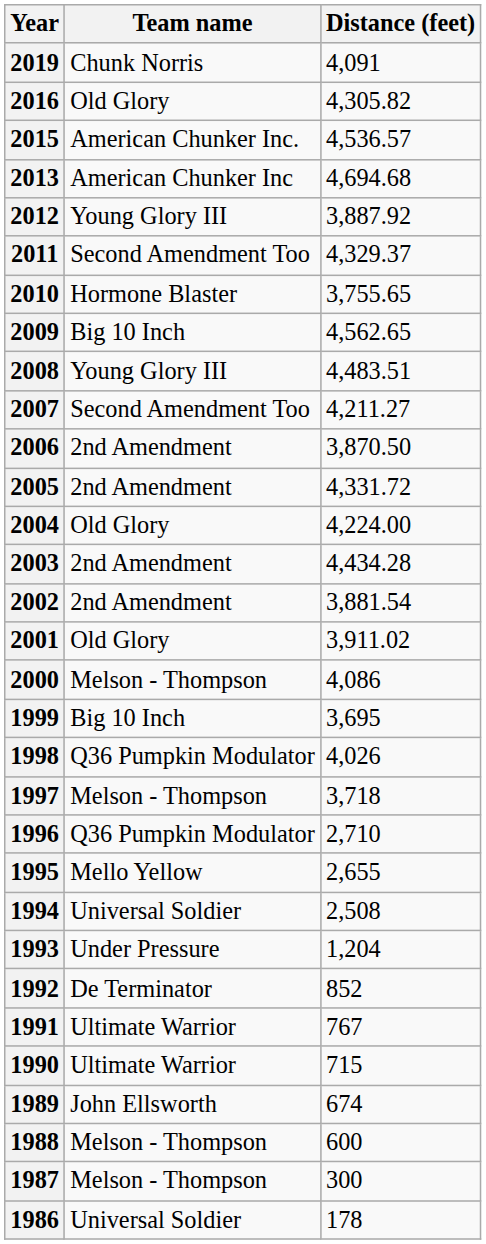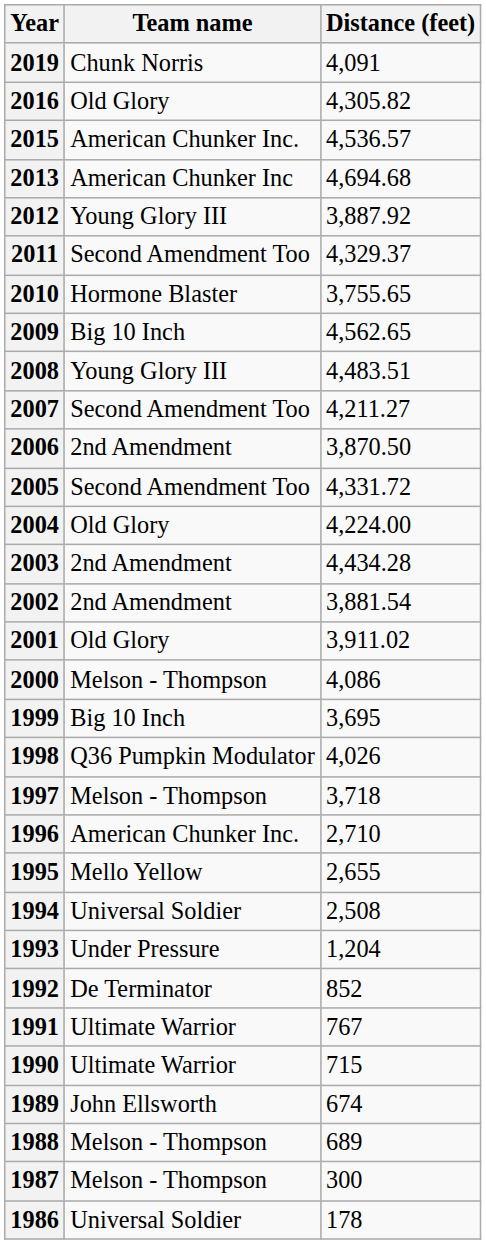(151, 486) 2nd Amendment -> (190, 486) Second Amendment Too
(192, 833) Q36 Pumpkin Modulator -> (185, 833) American Chunker Inc.
(344, 1142) 600 -> (344, 1142) 689
